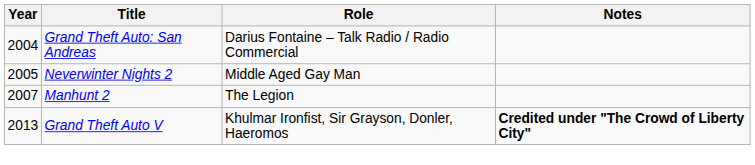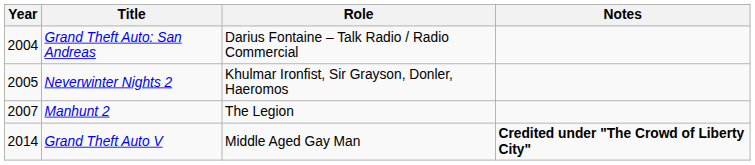(293, 74) Middle Aged Gay Man -> (339, 82) Khulmar Ironfist, Sir Grayson, Donler, Haeromos
(23, 125) 2013 -> (23, 141) 2014
(339, 125) Khulmar Ironfist, Sir Grayson, Donler, Haeromos -> (293, 141) Middle Aged Gay Man
